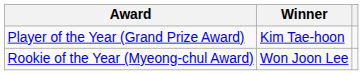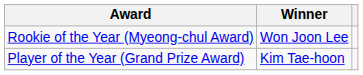rows swapped: (126, 37) <-> (131, 59)
